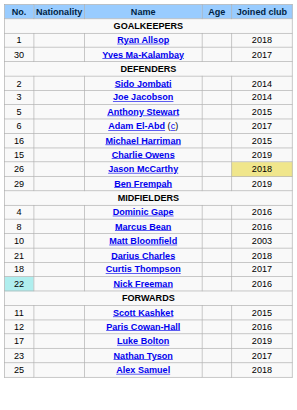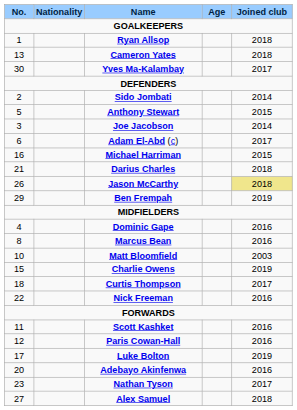+ row: (143, 55)
rows swapped: (143, 98) <-> (143, 112)
rows swapped: (143, 256) <-> (143, 155)
(19, 284) paleturquoise background -> (19, 299) no background
(262, 313) 2015 -> (262, 327) 2016
+ row: (143, 370)
(19, 370) 25 -> (19, 399) 27
